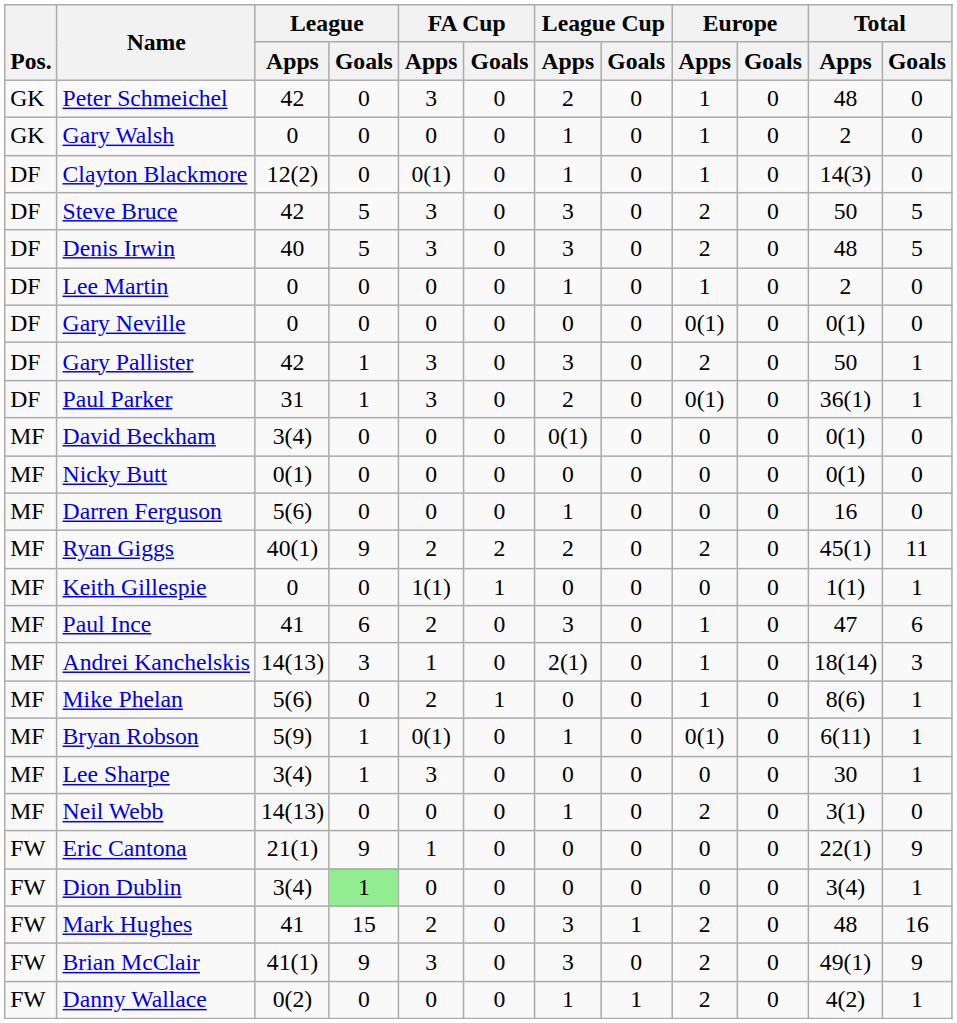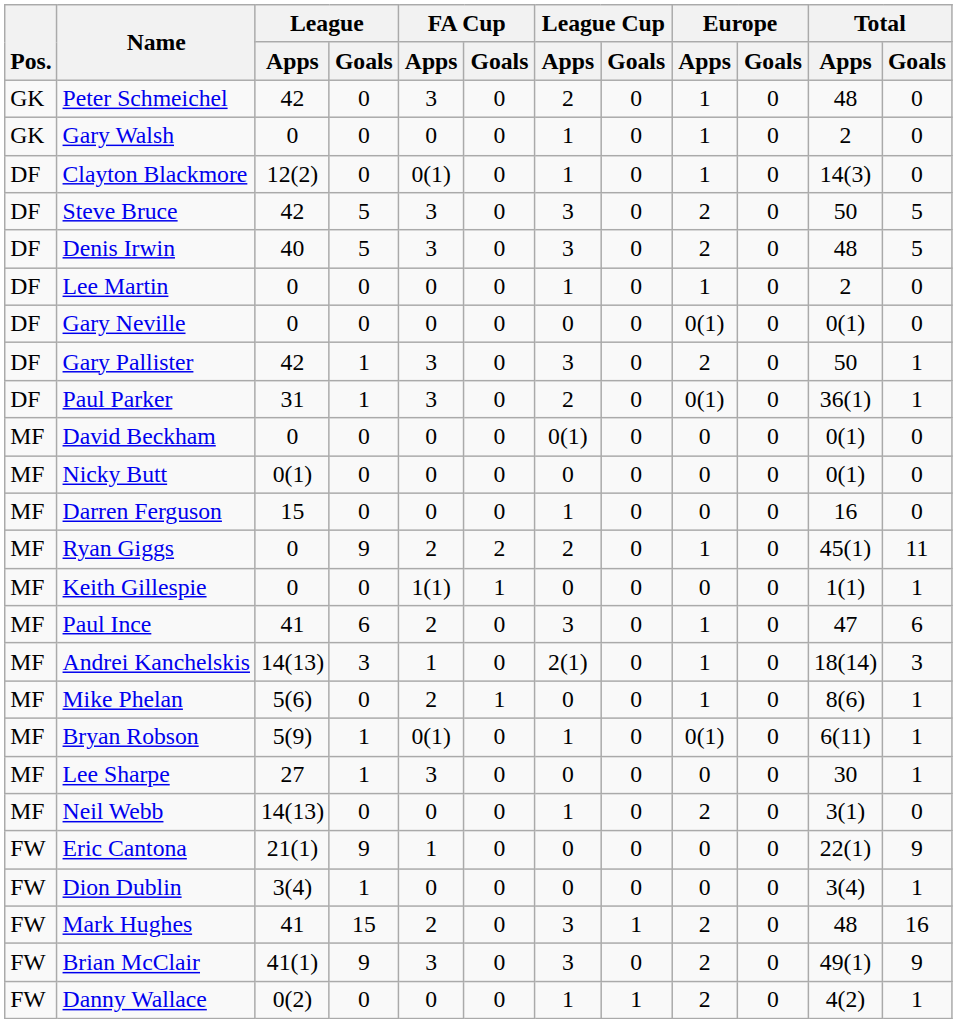(292, 436) 3(4) -> (292, 436) 0
(292, 511) 5(6) -> (292, 511) 15
(292, 549) 40(1) -> (292, 549) 0
(705, 549) 2 -> (705, 549) 1
(292, 774) 3(4) -> (292, 774) 27
(364, 887) lightgreen background -> (364, 887) no background
